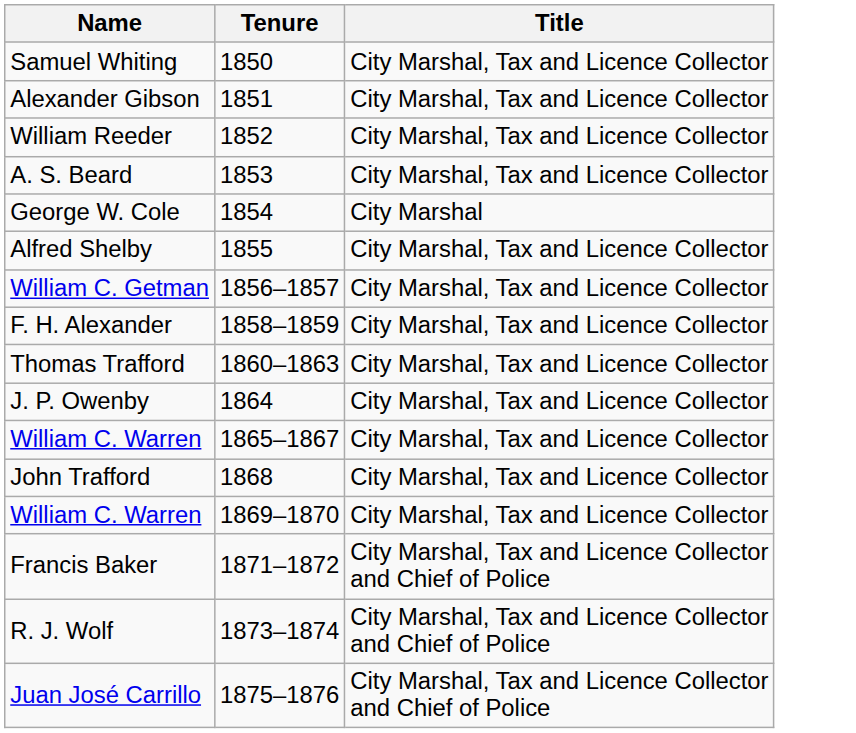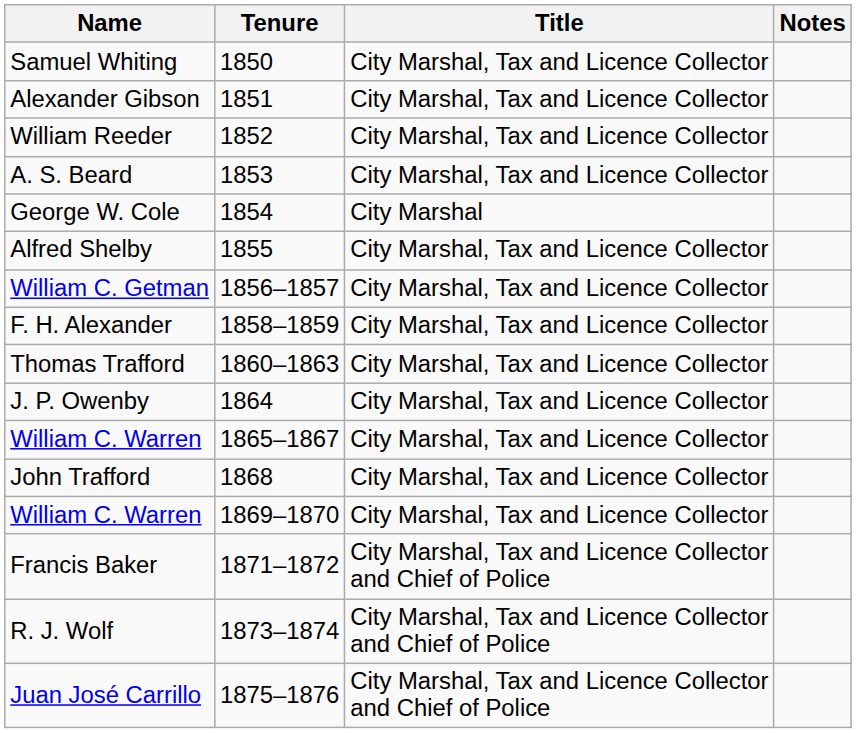+ column: (813, 23)
